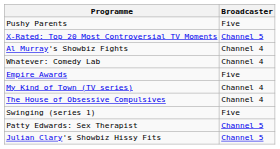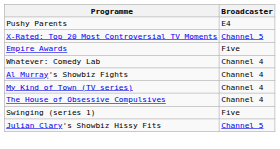(231, 23) Five -> (226, 23) E4
rows swapped: (37, 74) <-> (67, 49)
- row: (72, 125)
